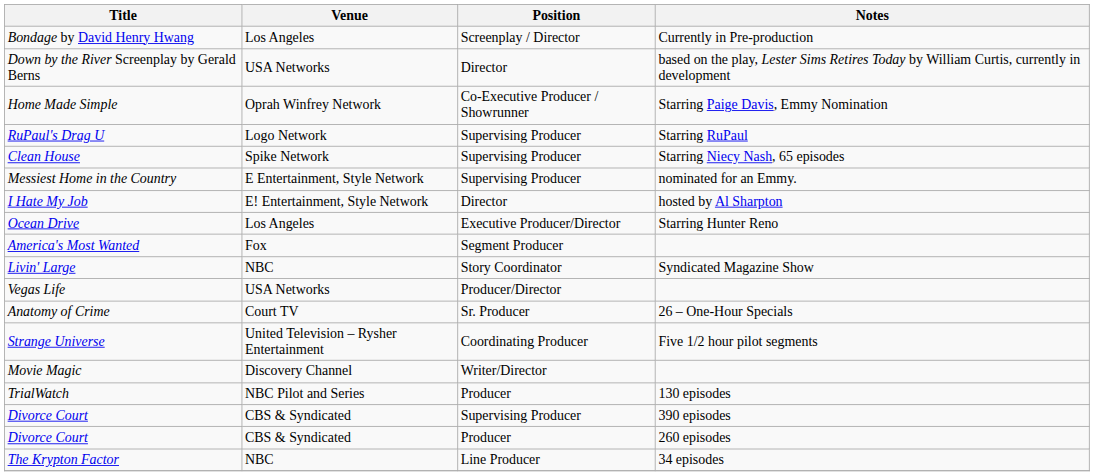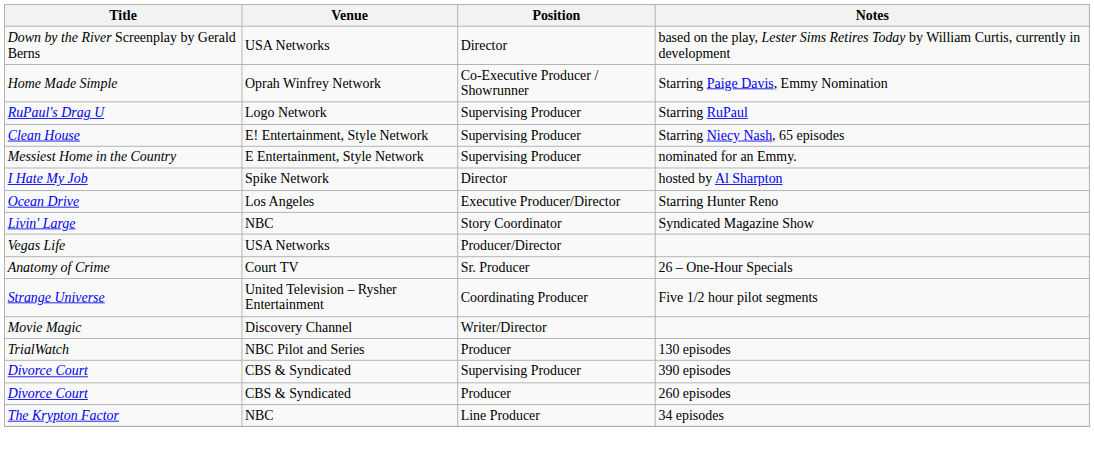- row: (101, 37)
(287, 157) Spike Network -> (337, 135) E! Entertainment, Style Network
(337, 201) E! Entertainment, Style Network -> (287, 179) Spike Network
- row: (73, 245)
